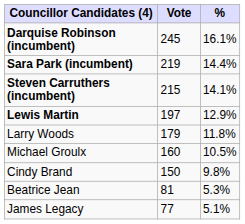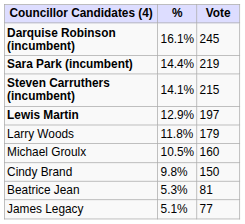columns swapped: (179, 13) <-> (220, 13)
